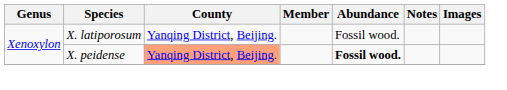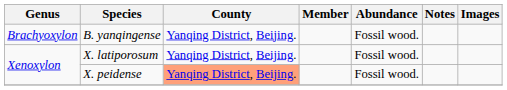+ row: (122, 34)
(368, 54) bold -> (387, 74) normal
